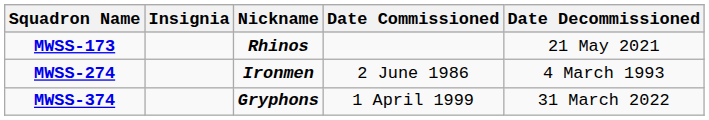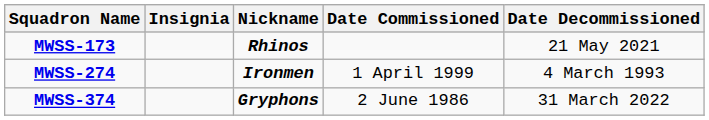(413, 74) 2 June 1986 -> (413, 74) 1 April 1999
(413, 101) 1 April 1999 -> (413, 101) 2 June 1986
